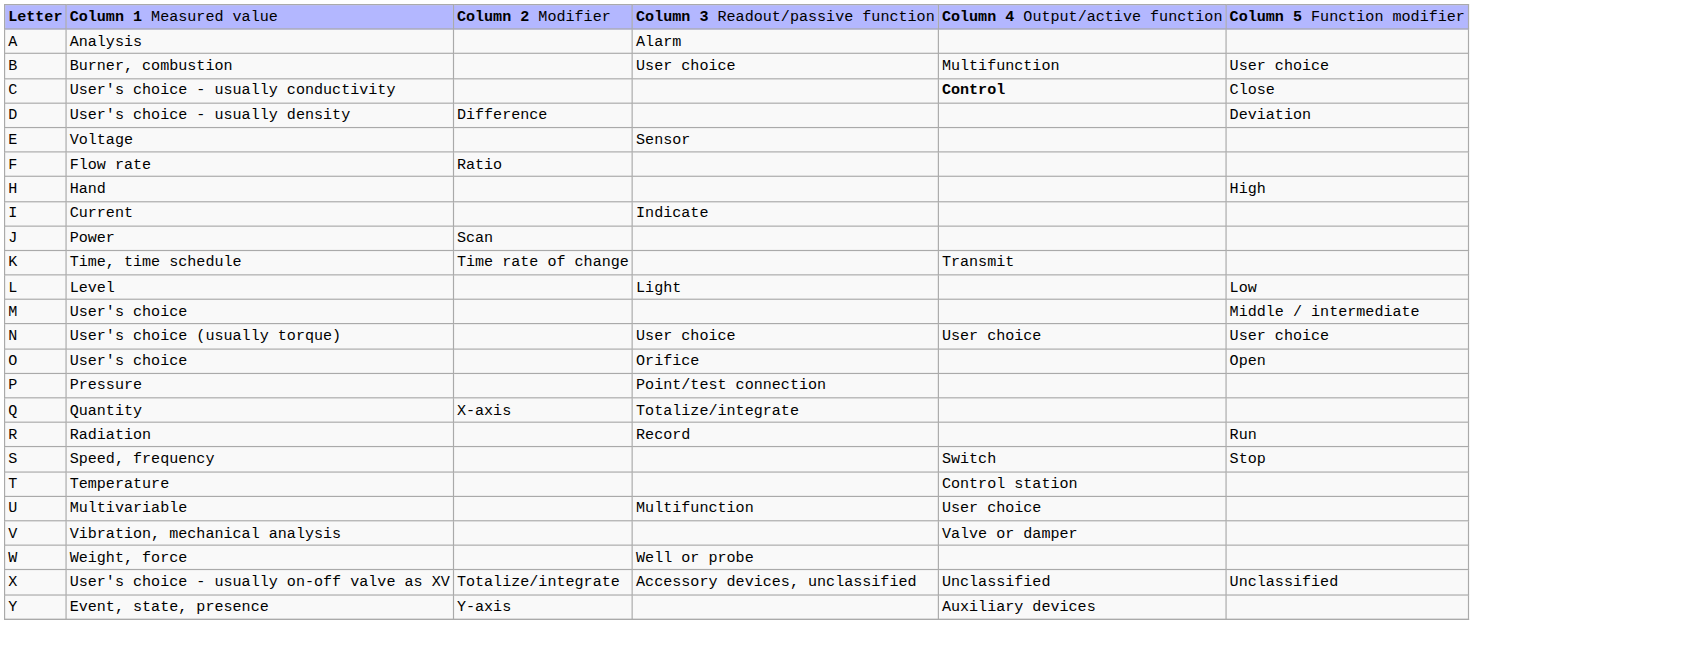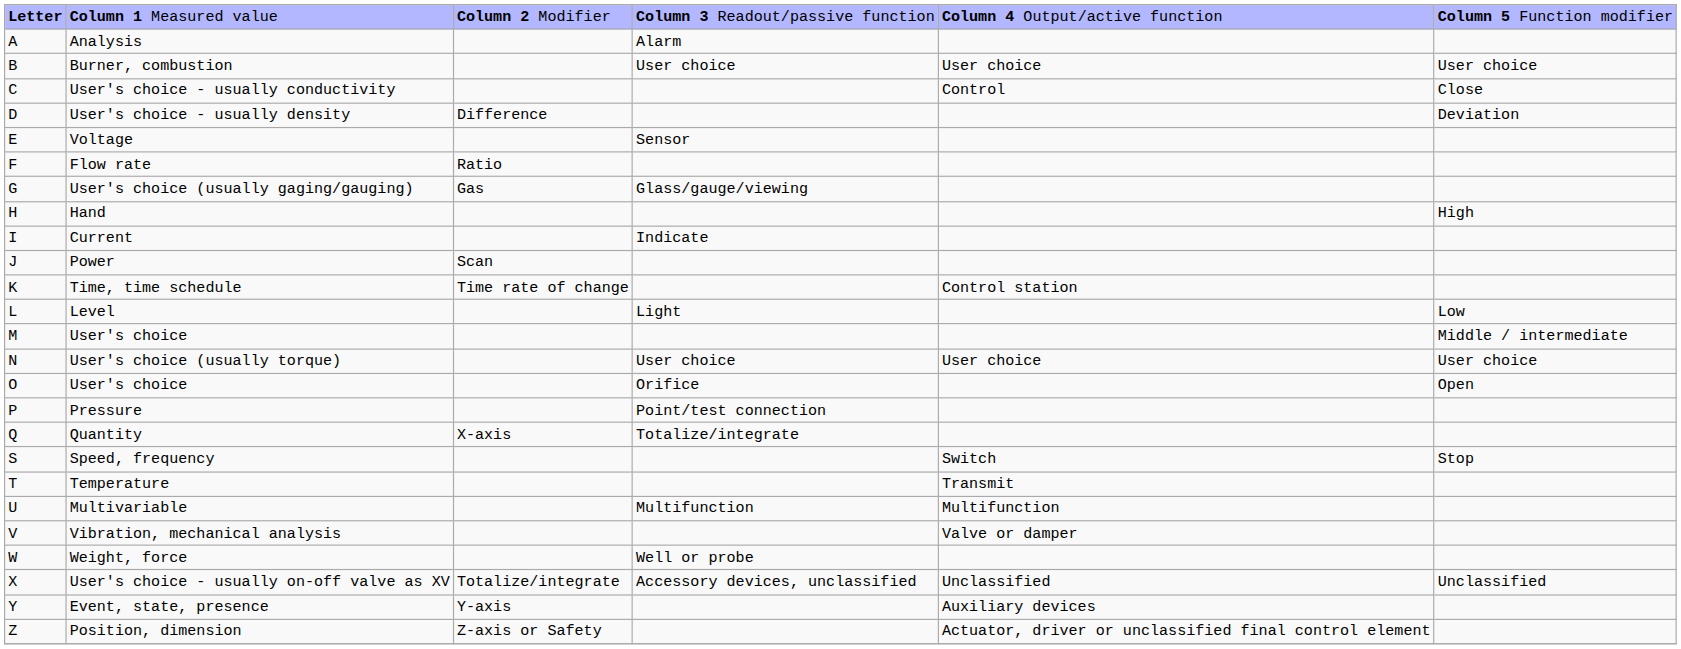(1001, 66) Multifunction -> (992, 66) User choice
(974, 91) bold -> (974, 91) normal
+ row: (13, 189)
(978, 263) Transmit -> (1010, 287) Control station
- row: (13, 435)
(1010, 484) Control station -> (978, 484) Transmit
(992, 508) User choice -> (1001, 508) Multifunction
+ row: (13, 631)
